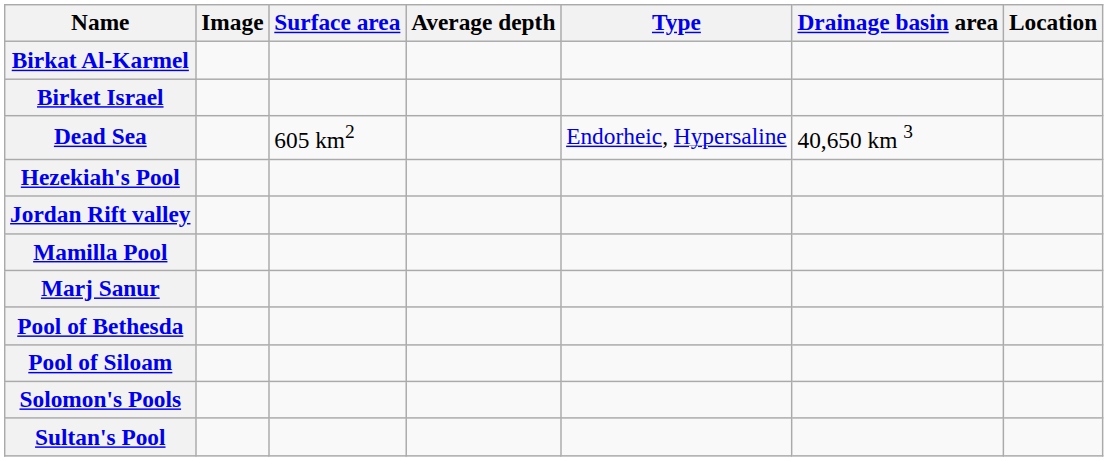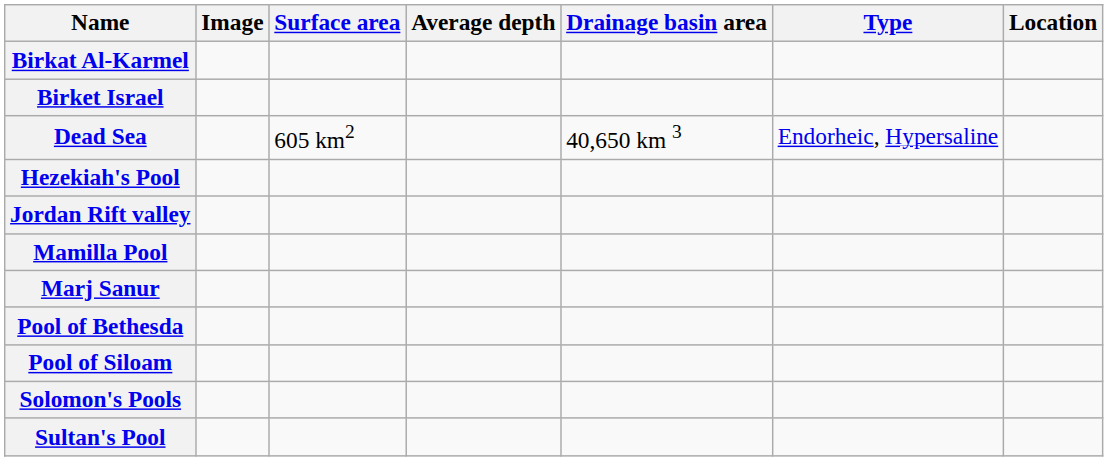columns swapped: (898, 23) <-> (676, 23)
